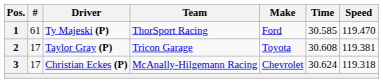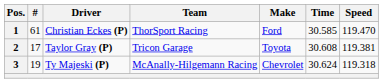(77, 30) Ty Majeski (P) -> (86, 30) Christian Eckes (P)
(35, 65) 17 -> (35, 65) 19
(86, 65) Christian Eckes (P) -> (77, 65) Ty Majeski (P)
